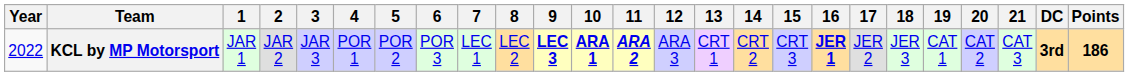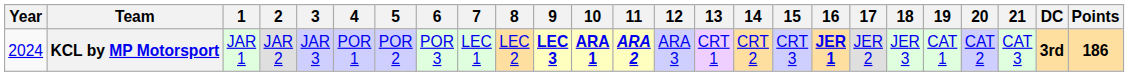(26, 50) 2022 -> (26, 50) 2024
